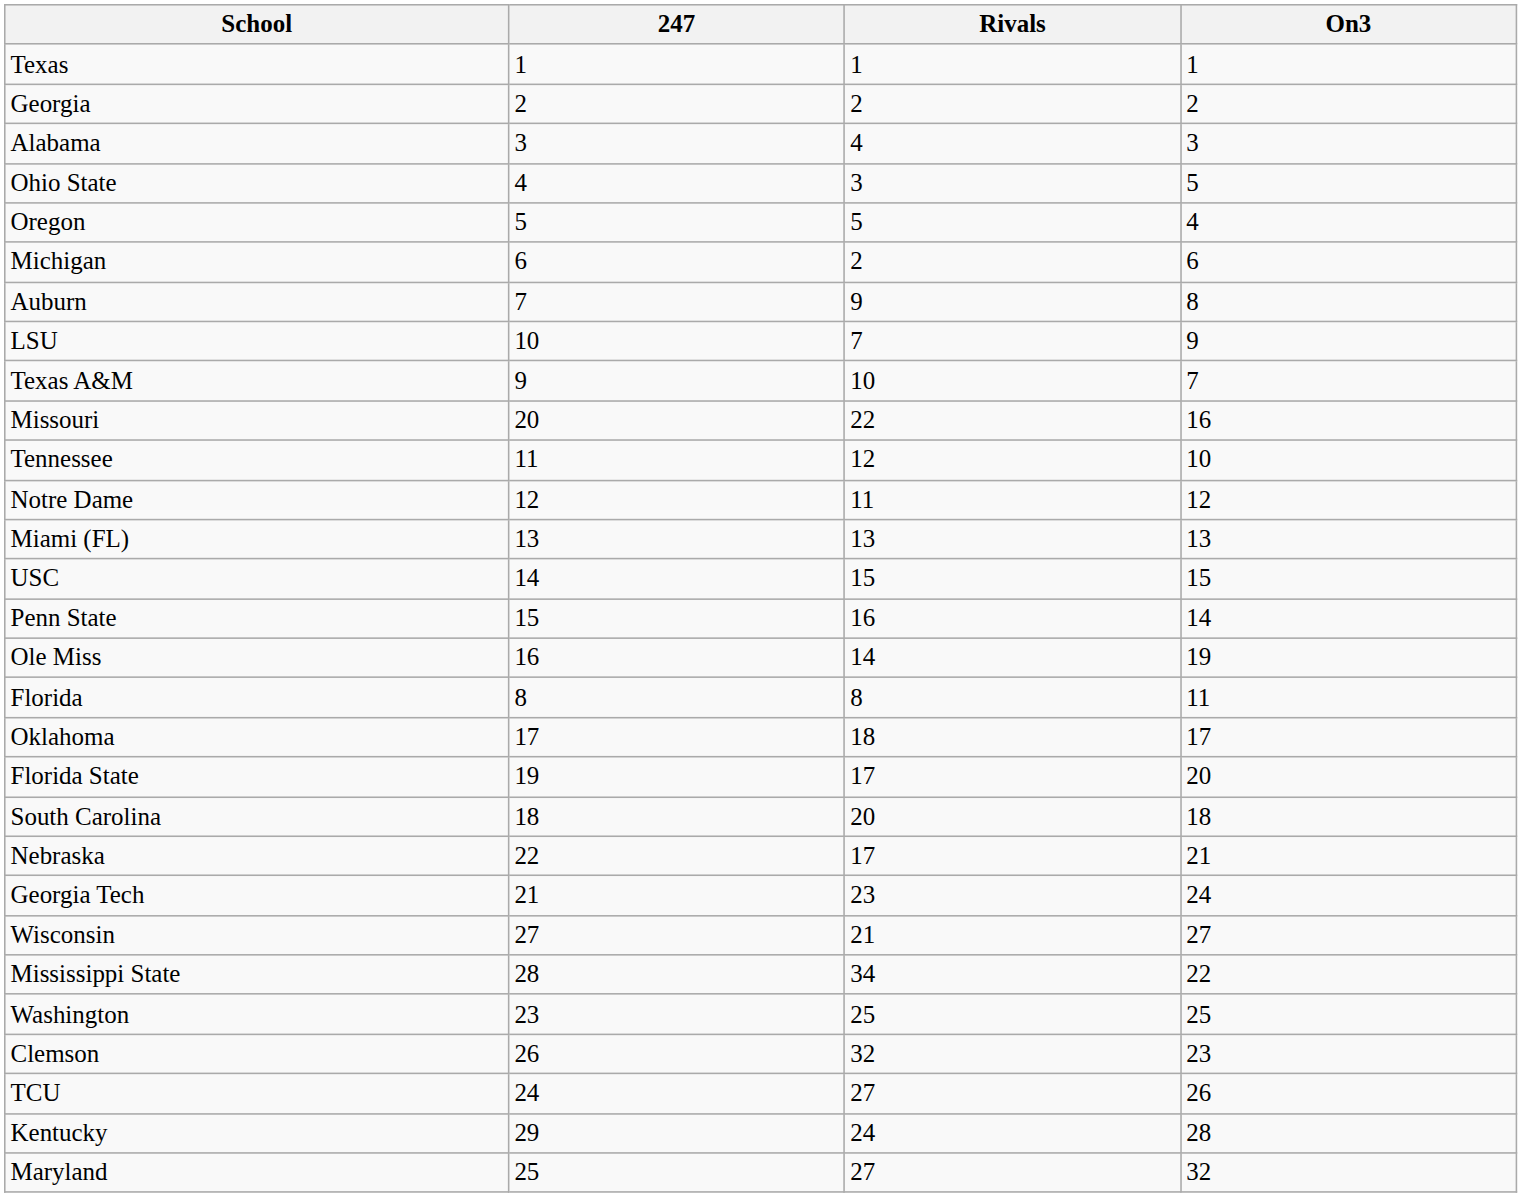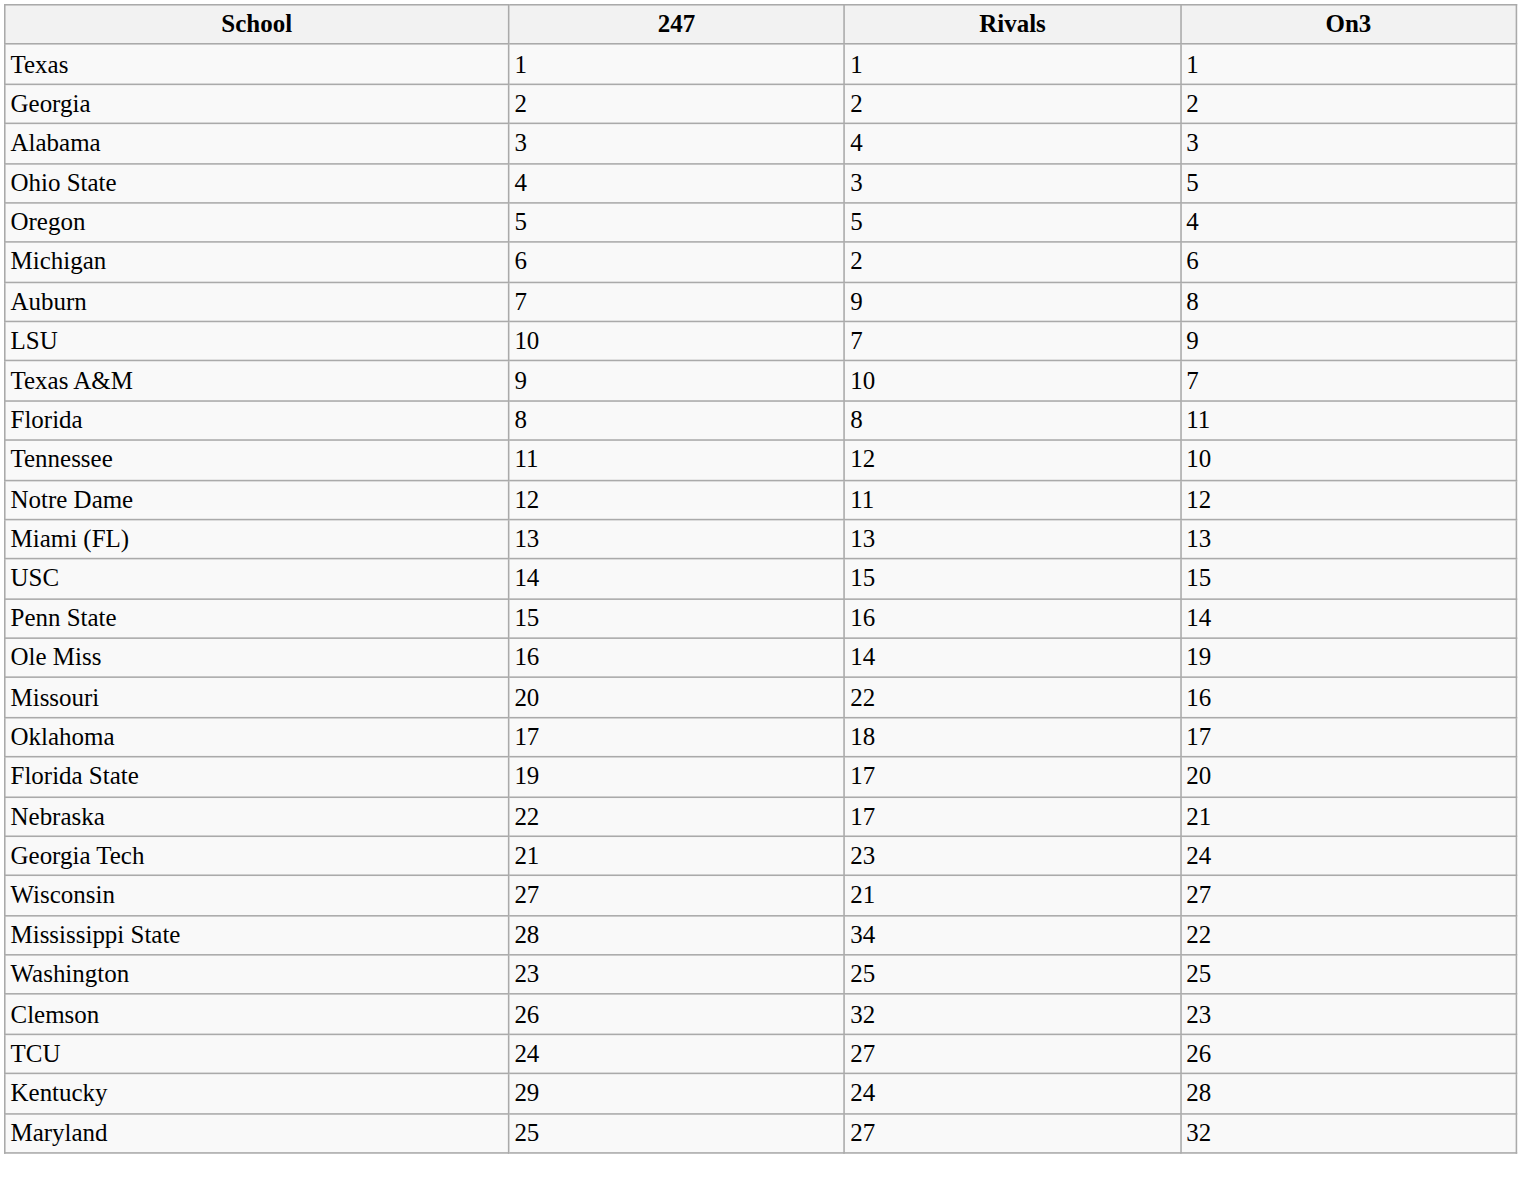rows swapped: (47, 697) <-> (55, 420)
- row: (86, 815)
